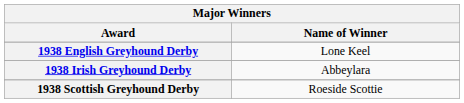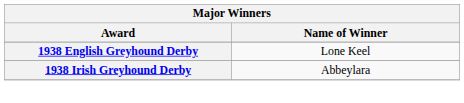- row: (118, 88)
